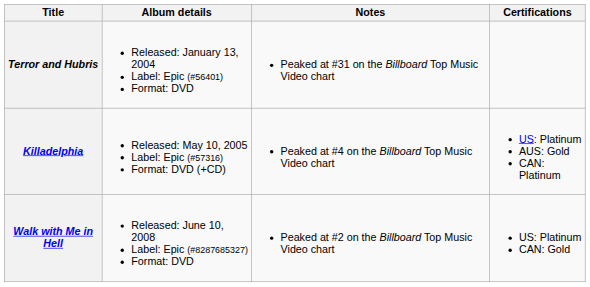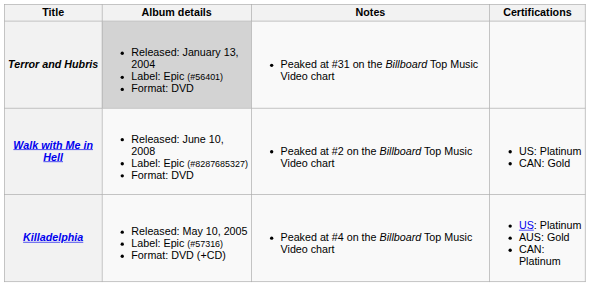(177, 71) no background -> (177, 71) lightgrey background
rows swapped: (53, 151) <-> (53, 238)
